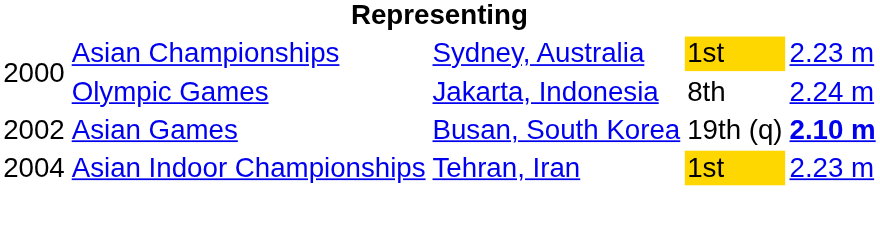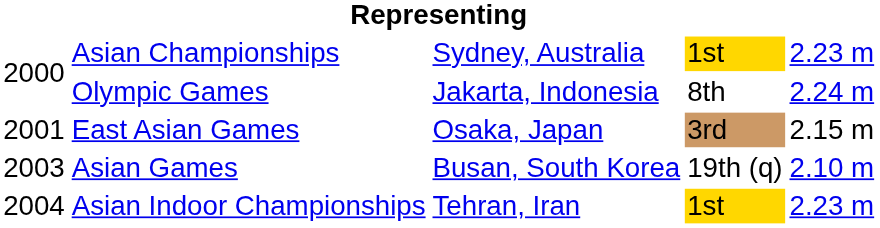+ row: (186, 129)
(34, 129) 2002 -> (34, 167) 2003
(833, 129) bold -> (832, 167) normal
